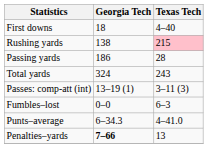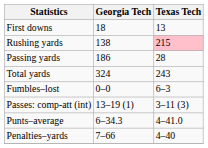(165, 27) 4–40 -> (161, 27) 13
rows swapped: (49, 89) <-> (33, 105)
(105, 136) bold -> (105, 136) normal
(161, 136) 13 -> (165, 136) 4–40
